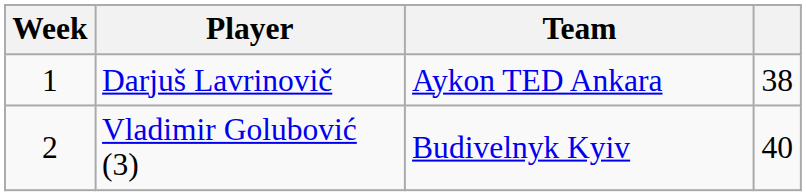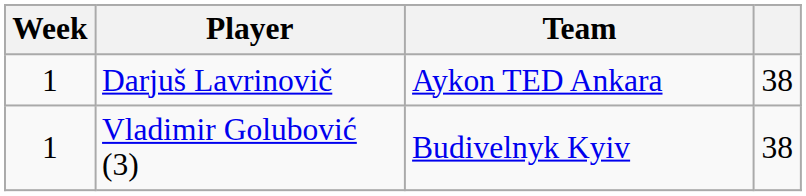(50, 147) 2 -> (50, 147) 1
(777, 147) 40 -> (777, 147) 38
